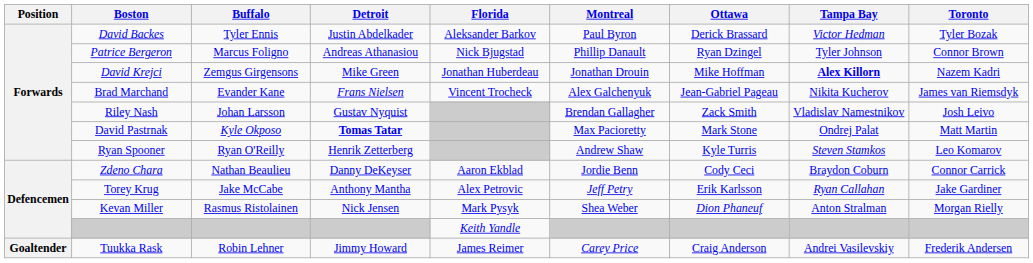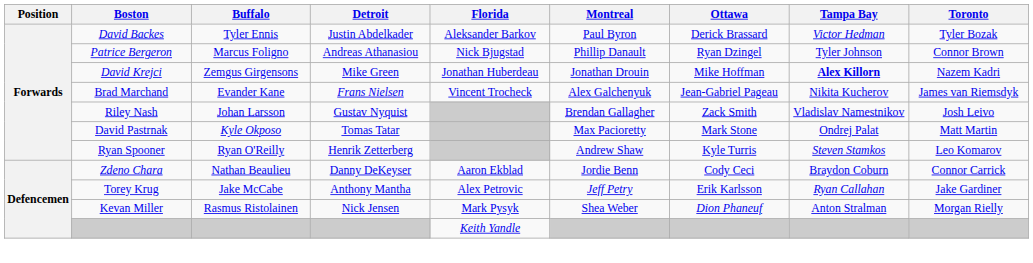(370, 131) bold -> (370, 131) normal
- row: (131, 248)
